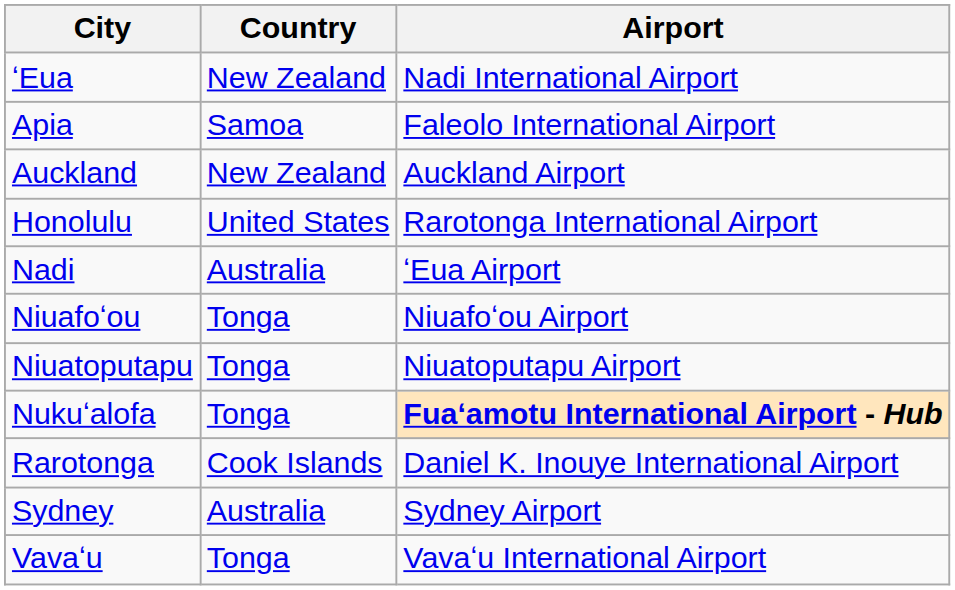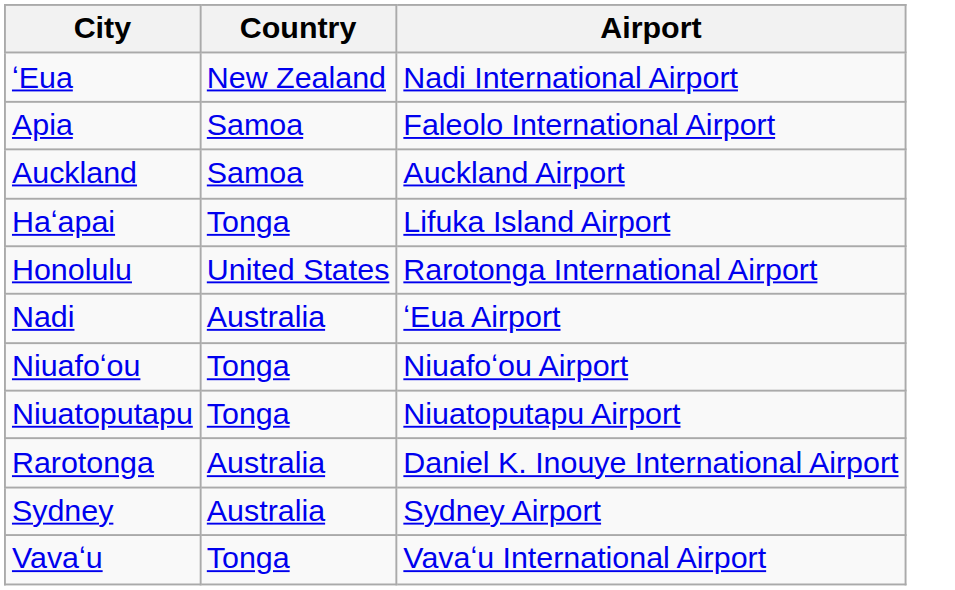(296, 173) New Zealand -> (255, 173) Samoa
+ row: (64, 221)
- row: (84, 414)
(295, 462) Cook Islands -> (266, 462) Australia
